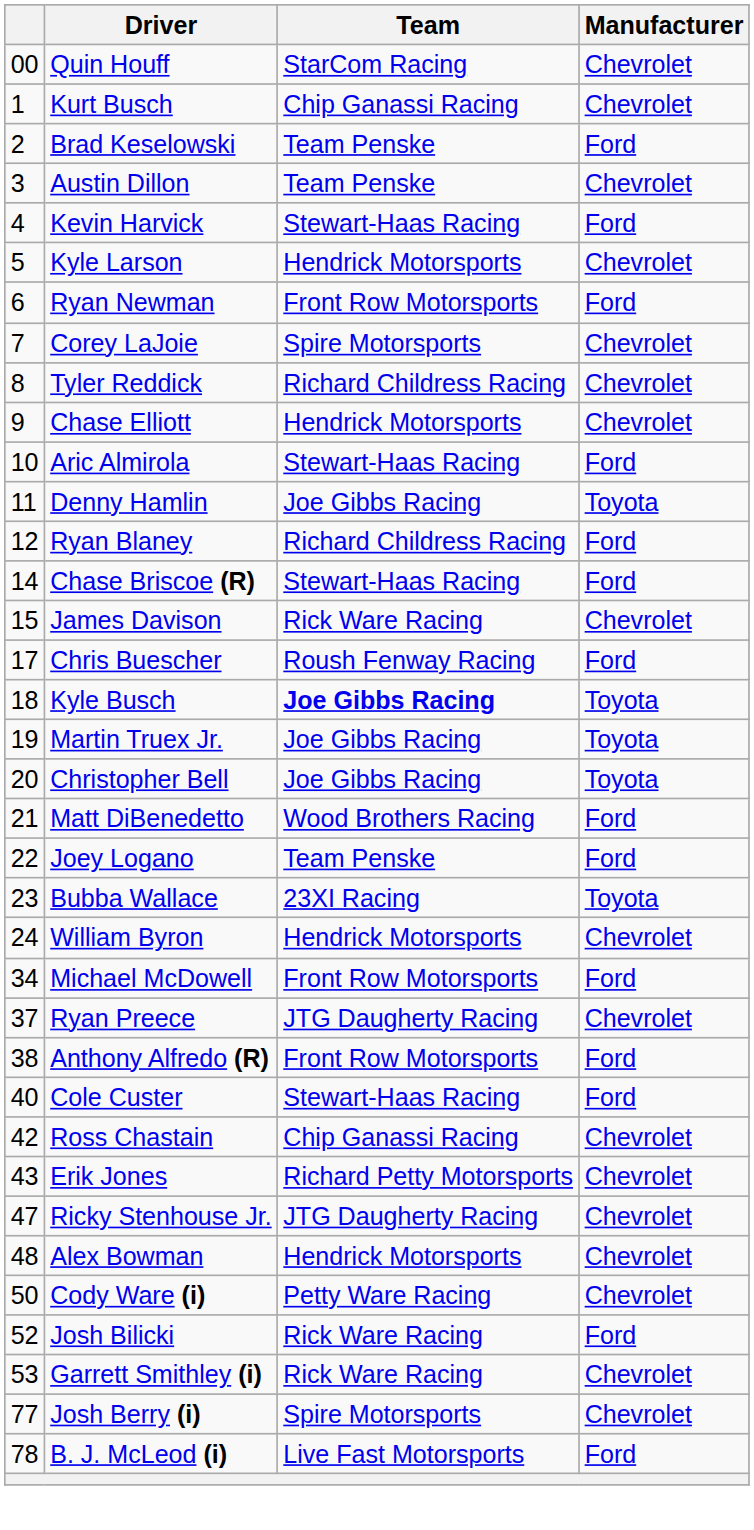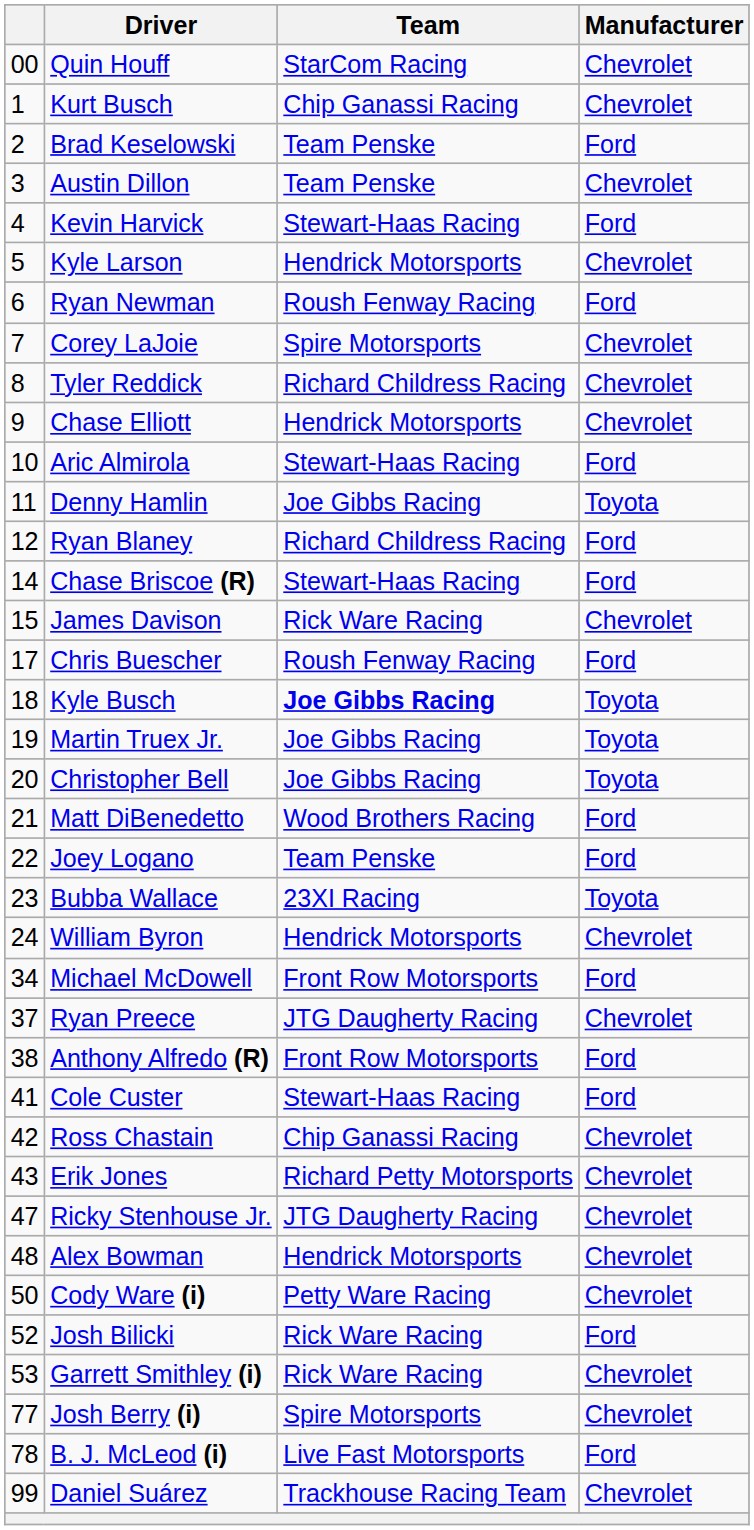(411, 303) Front Row Motorsports -> (409, 303) Roush Fenway Racing
(25, 1097) 40 -> (25, 1097) 41
+ row: (129, 1494)
